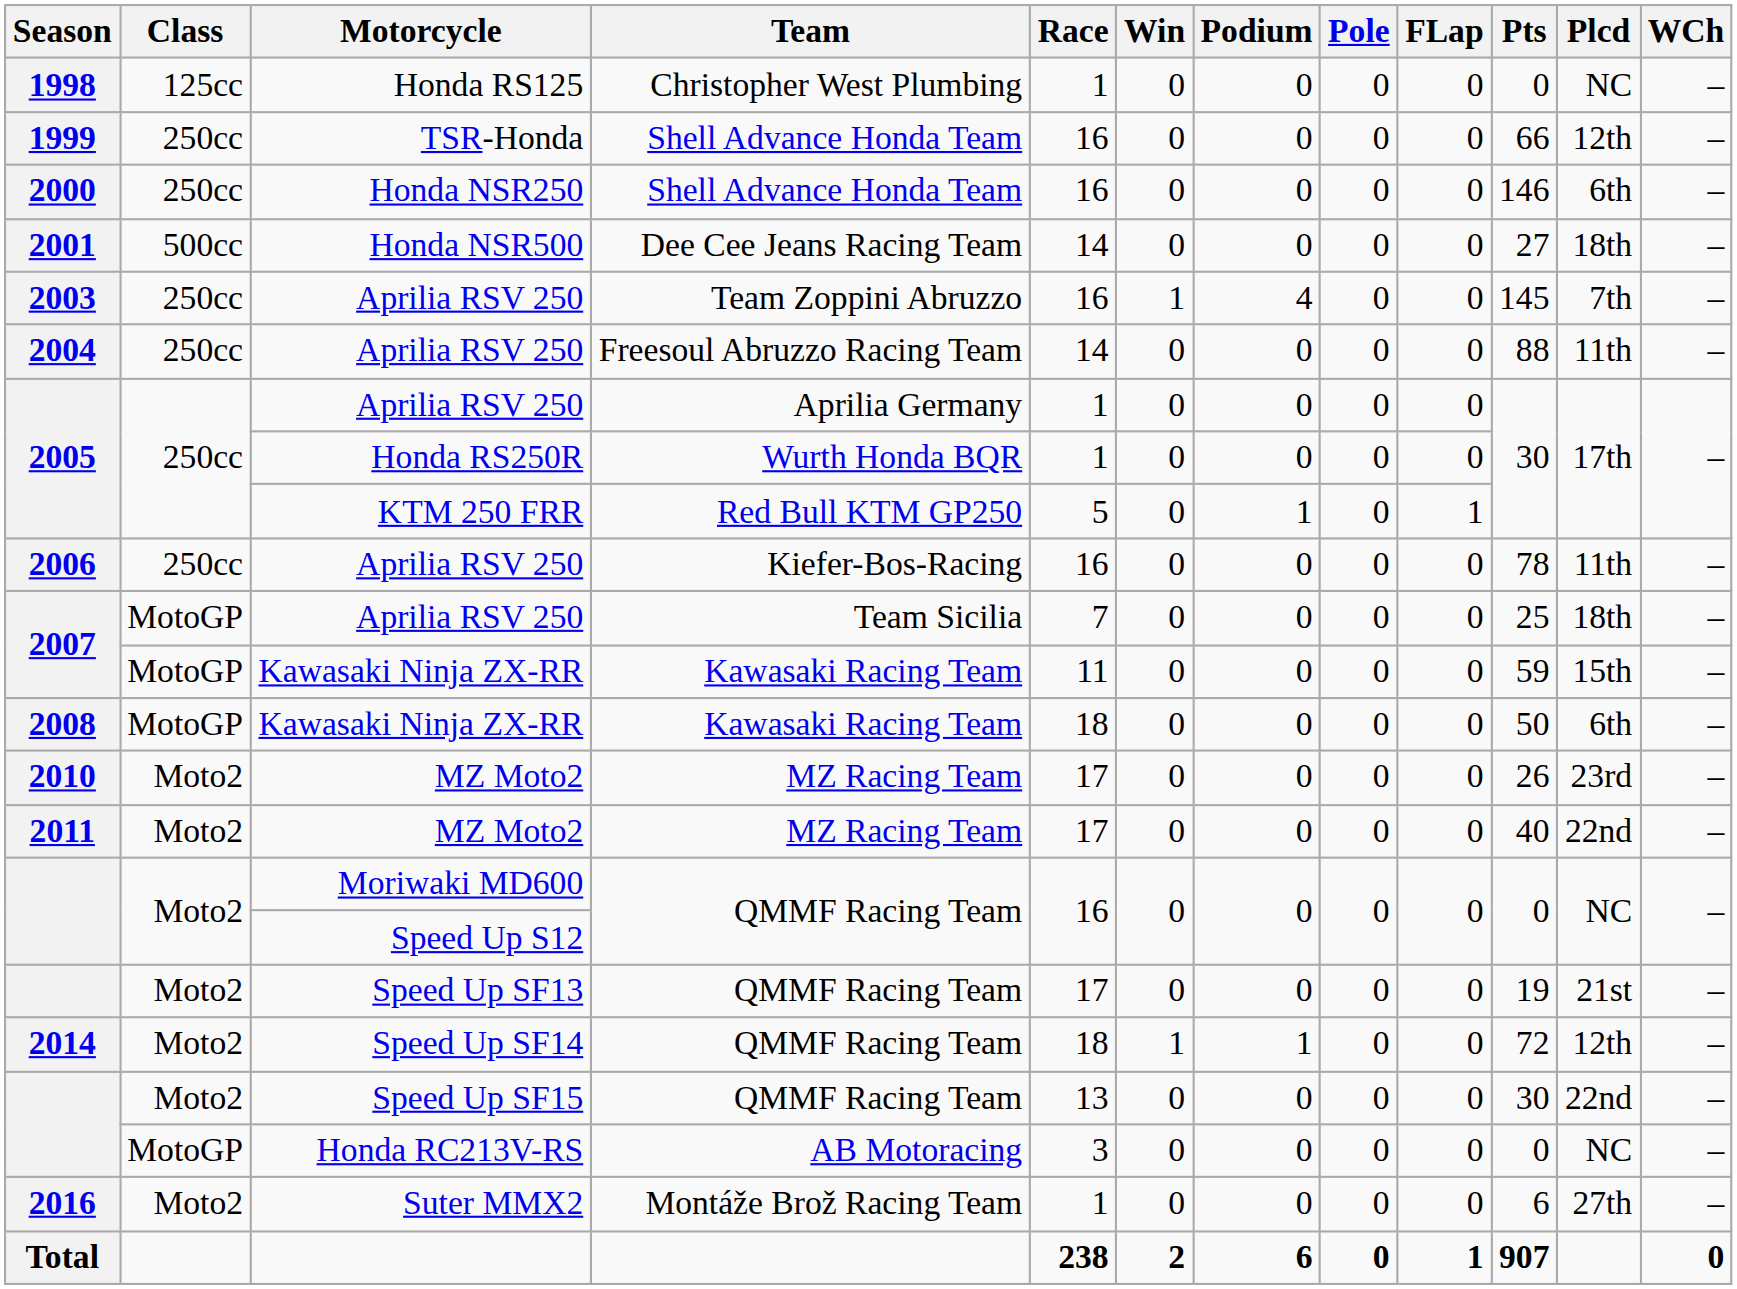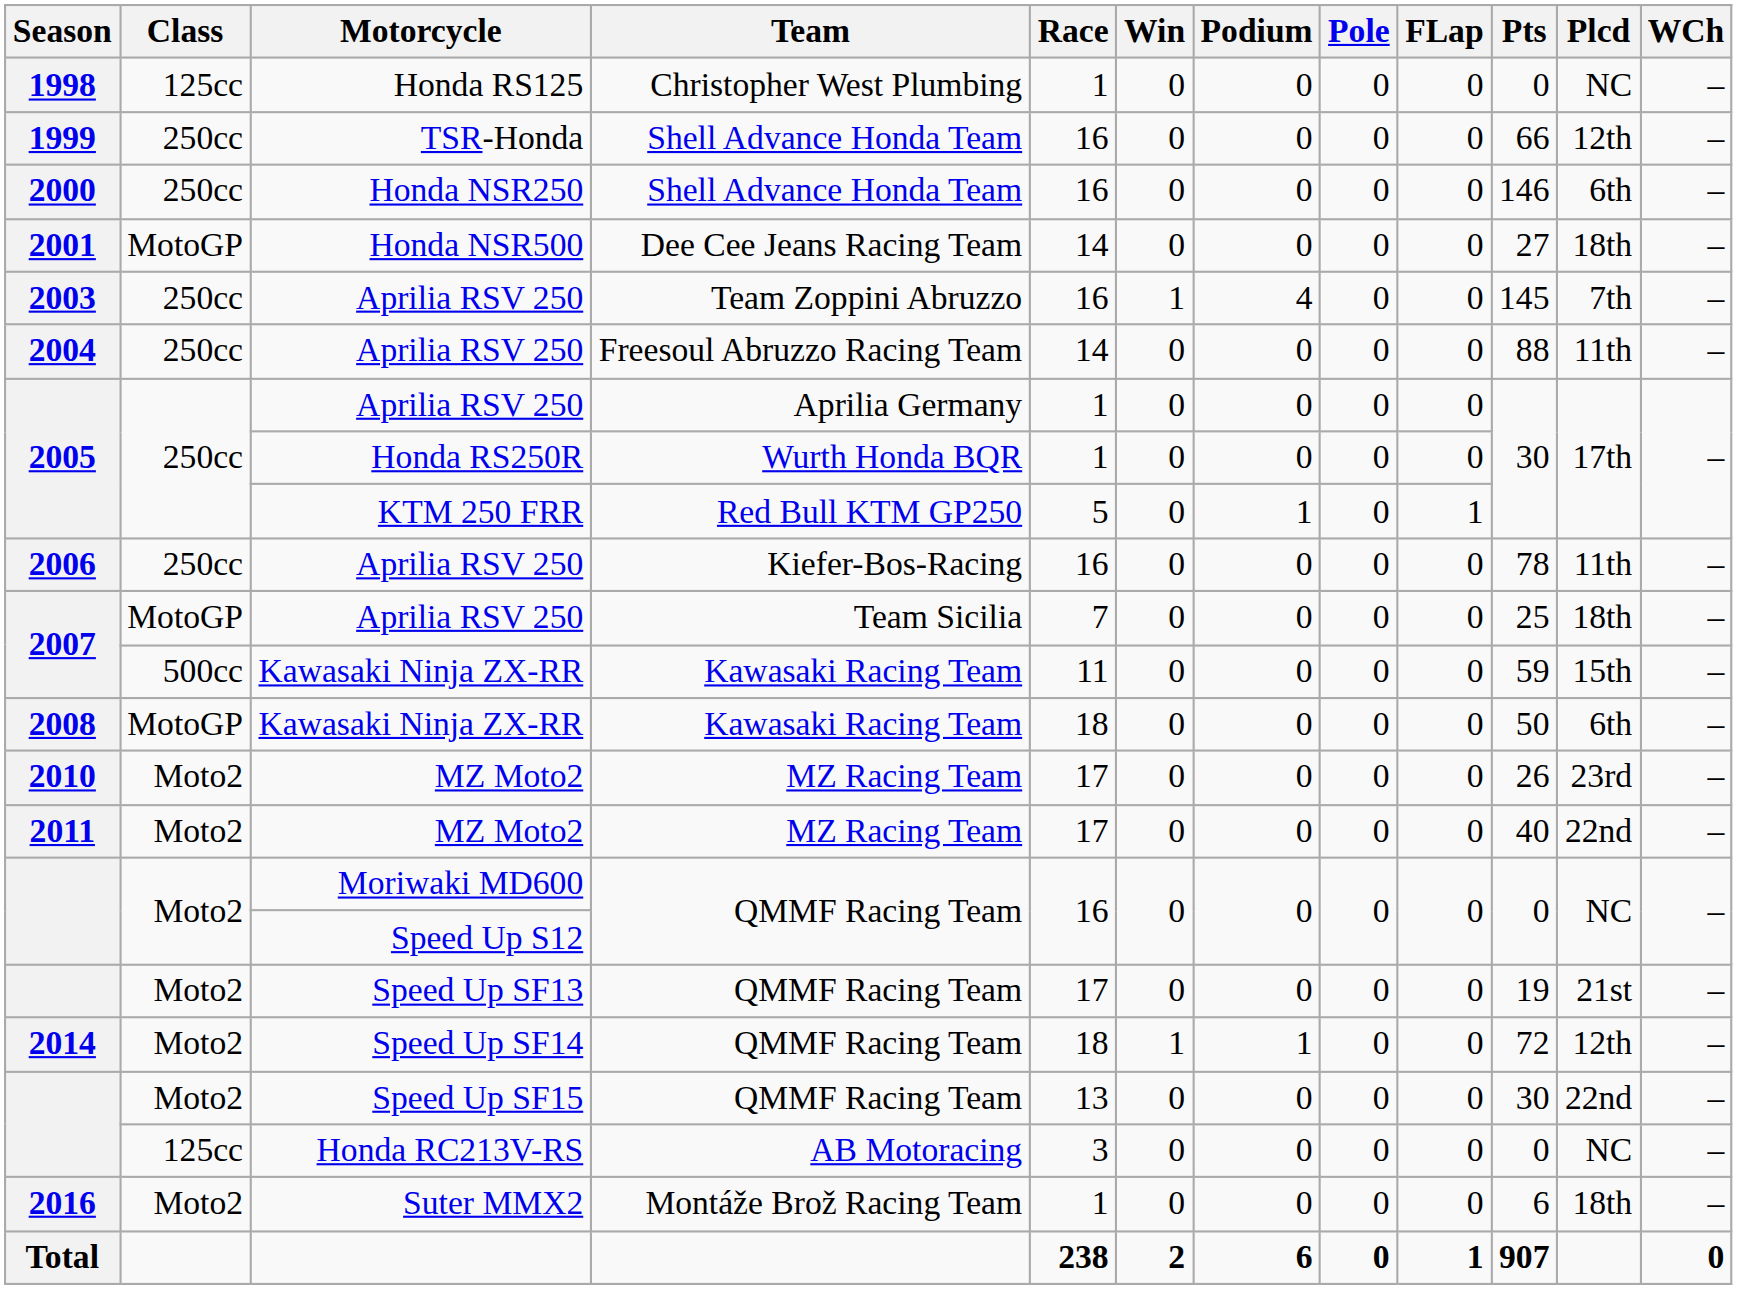(203, 244) 500cc -> (185, 244) MotoGP
(185, 670) MotoGP -> (203, 670) 500cc
(185, 1150) MotoGP -> (203, 1150) 125cc
(1602, 1203) 27th -> (1602, 1203) 18th
